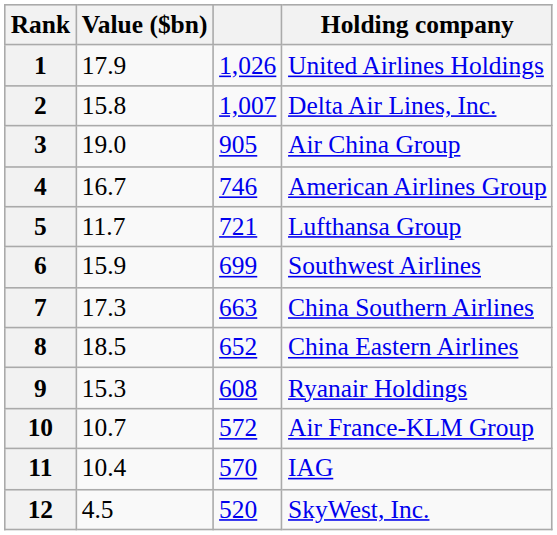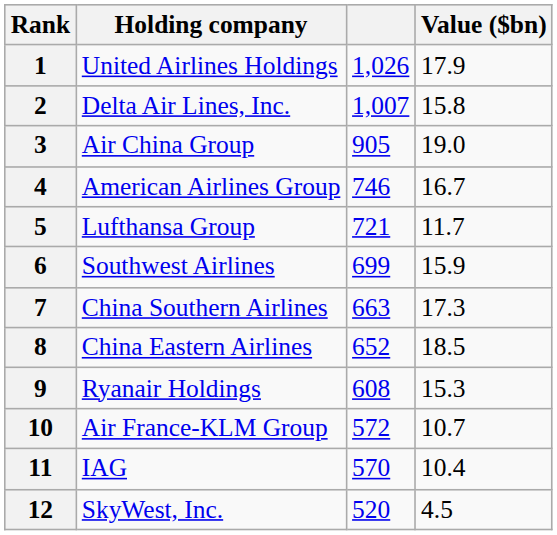columns swapped: (417, 24) <-> (145, 24)
